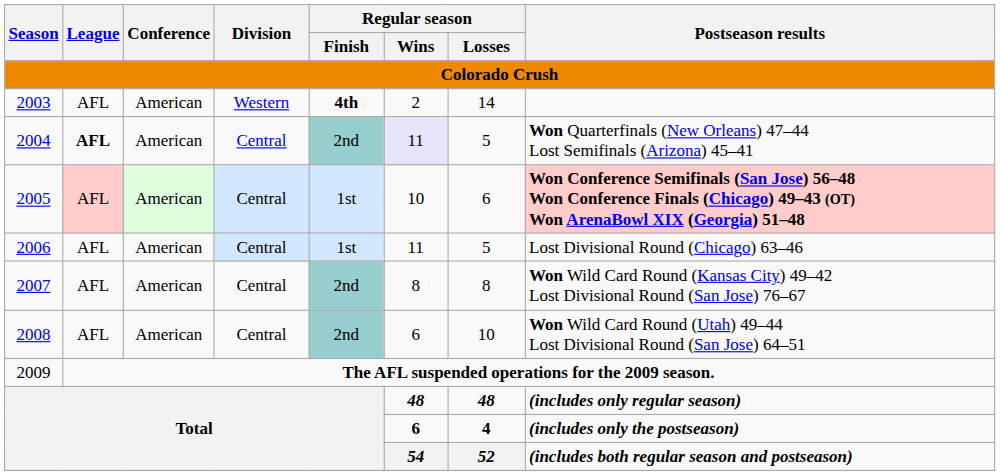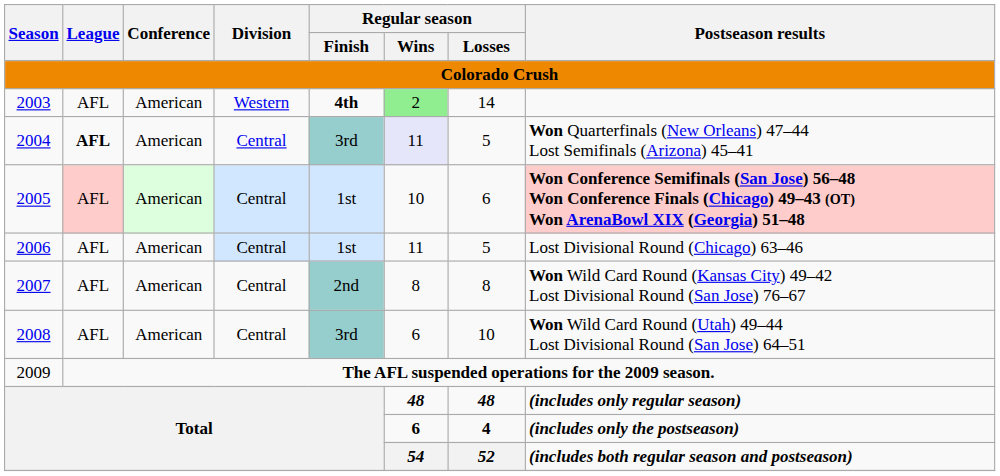(416, 102) no background -> (416, 102) lightgreen background
(346, 141) 2nd -> (346, 141) 3rd
(346, 334) 2nd -> (346, 334) 3rd
